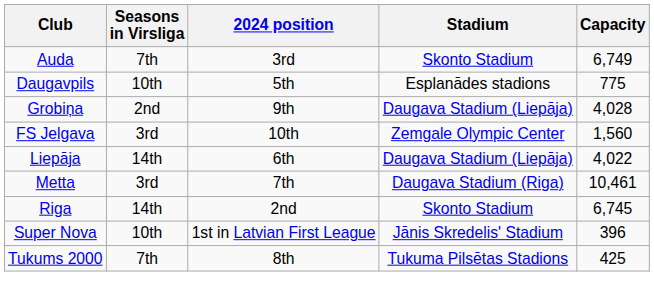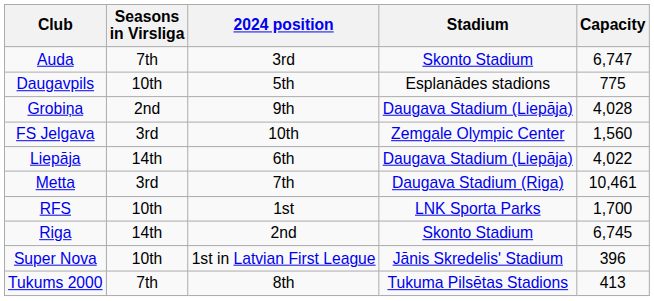(613, 59) 6,749 -> (613, 59) 6,747
+ row: (55, 208)
(613, 258) 425 -> (613, 283) 413
